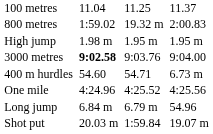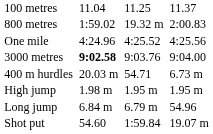rows swapped: (26, 90) <-> (30, 41)
(92, 74) 54.60 -> (99, 74) 20.03 m
(99, 123) 20.03 m -> (92, 123) 54.60
